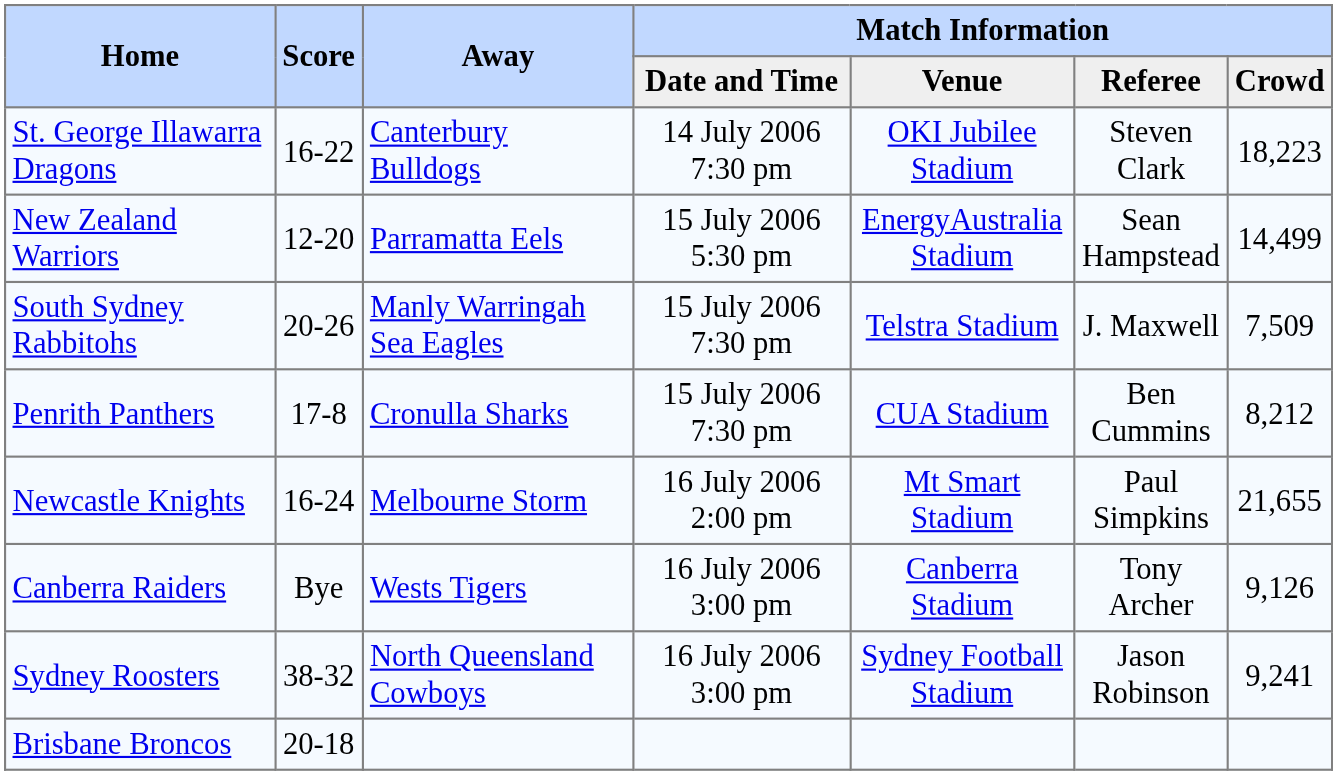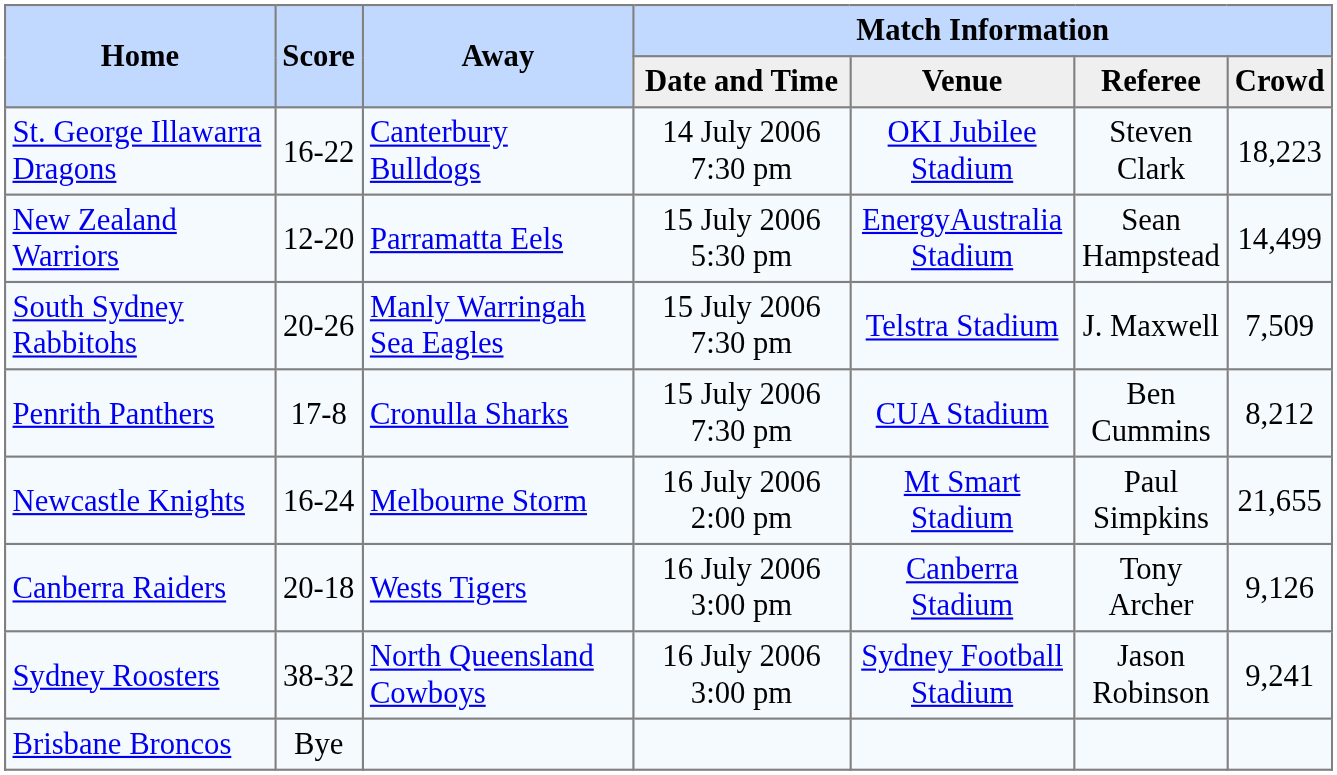(319, 587) Bye -> (319, 587) 20-18
(319, 743) 20-18 -> (319, 743) Bye
